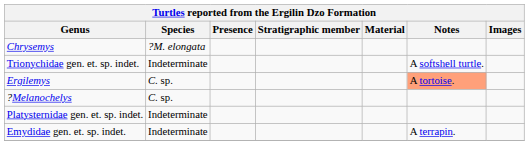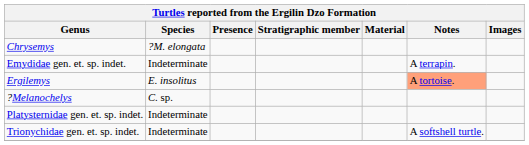rows swapped: (66, 132) <-> (73, 64)
(160, 81) C. sp. -> (172, 81) E. insolitus
